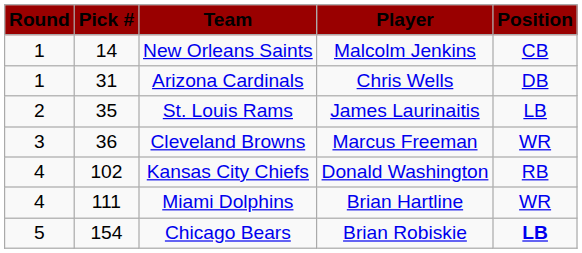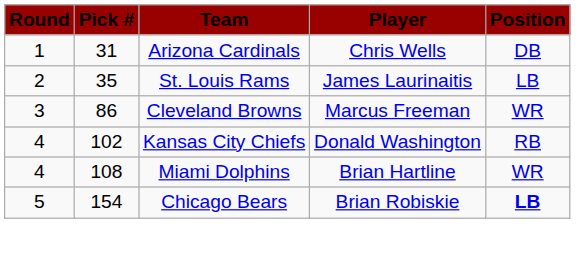- row: (228, 50)
(106, 141) 36 -> (106, 111) 86
(106, 202) 111 -> (106, 171) 108
